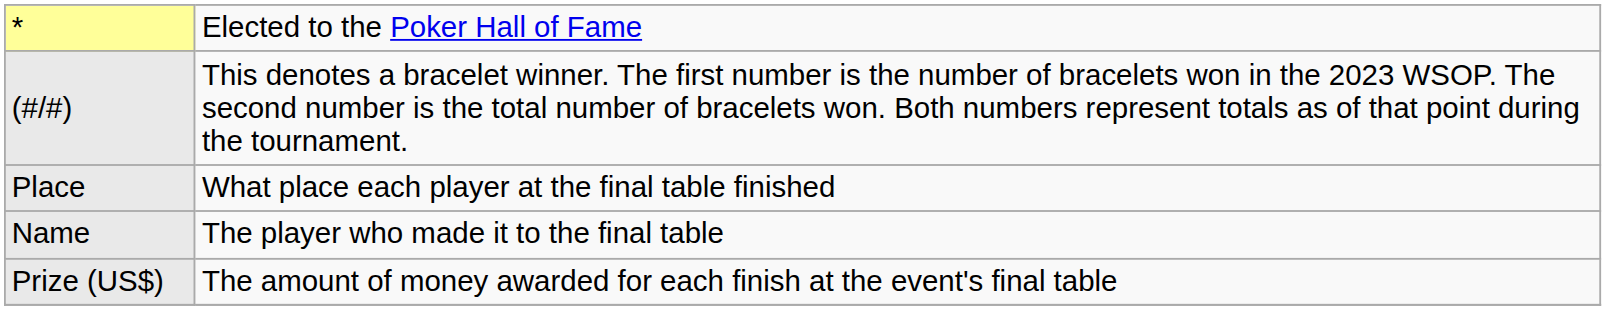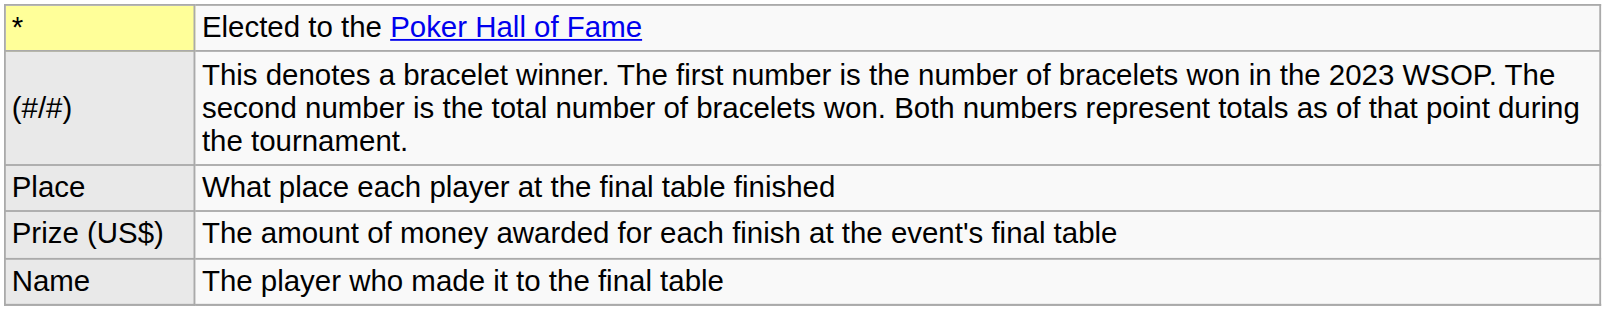rows swapped: (51, 234) <-> (88, 280)
